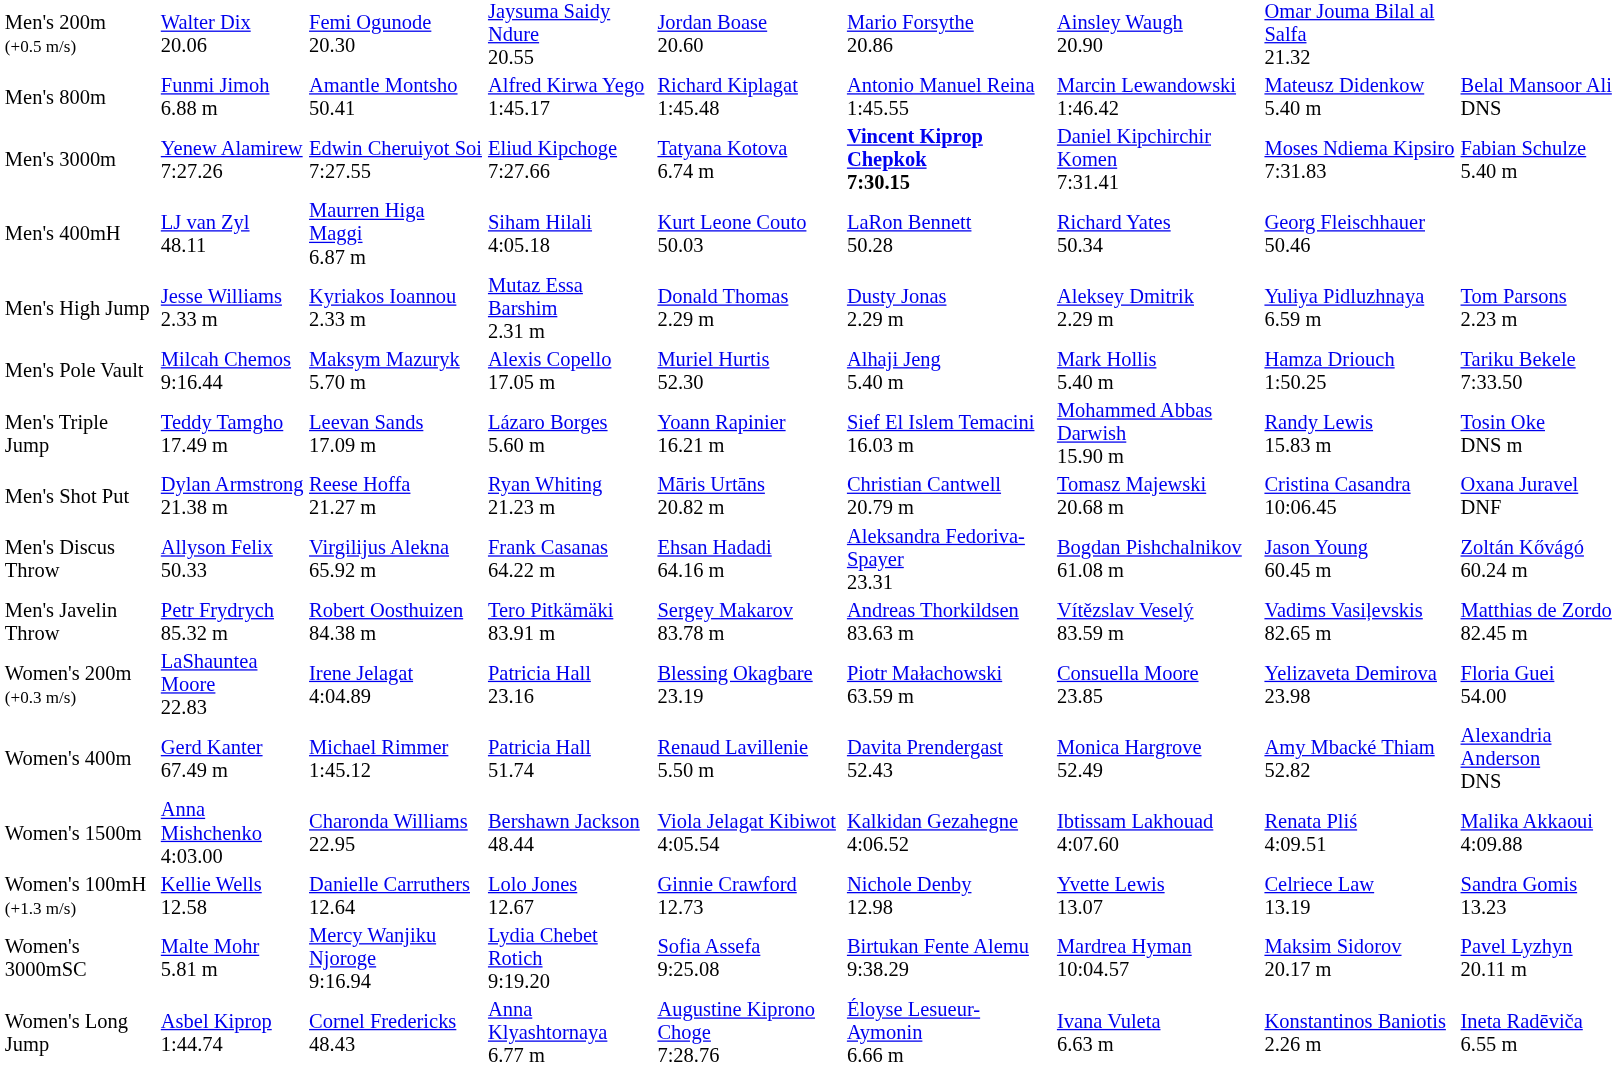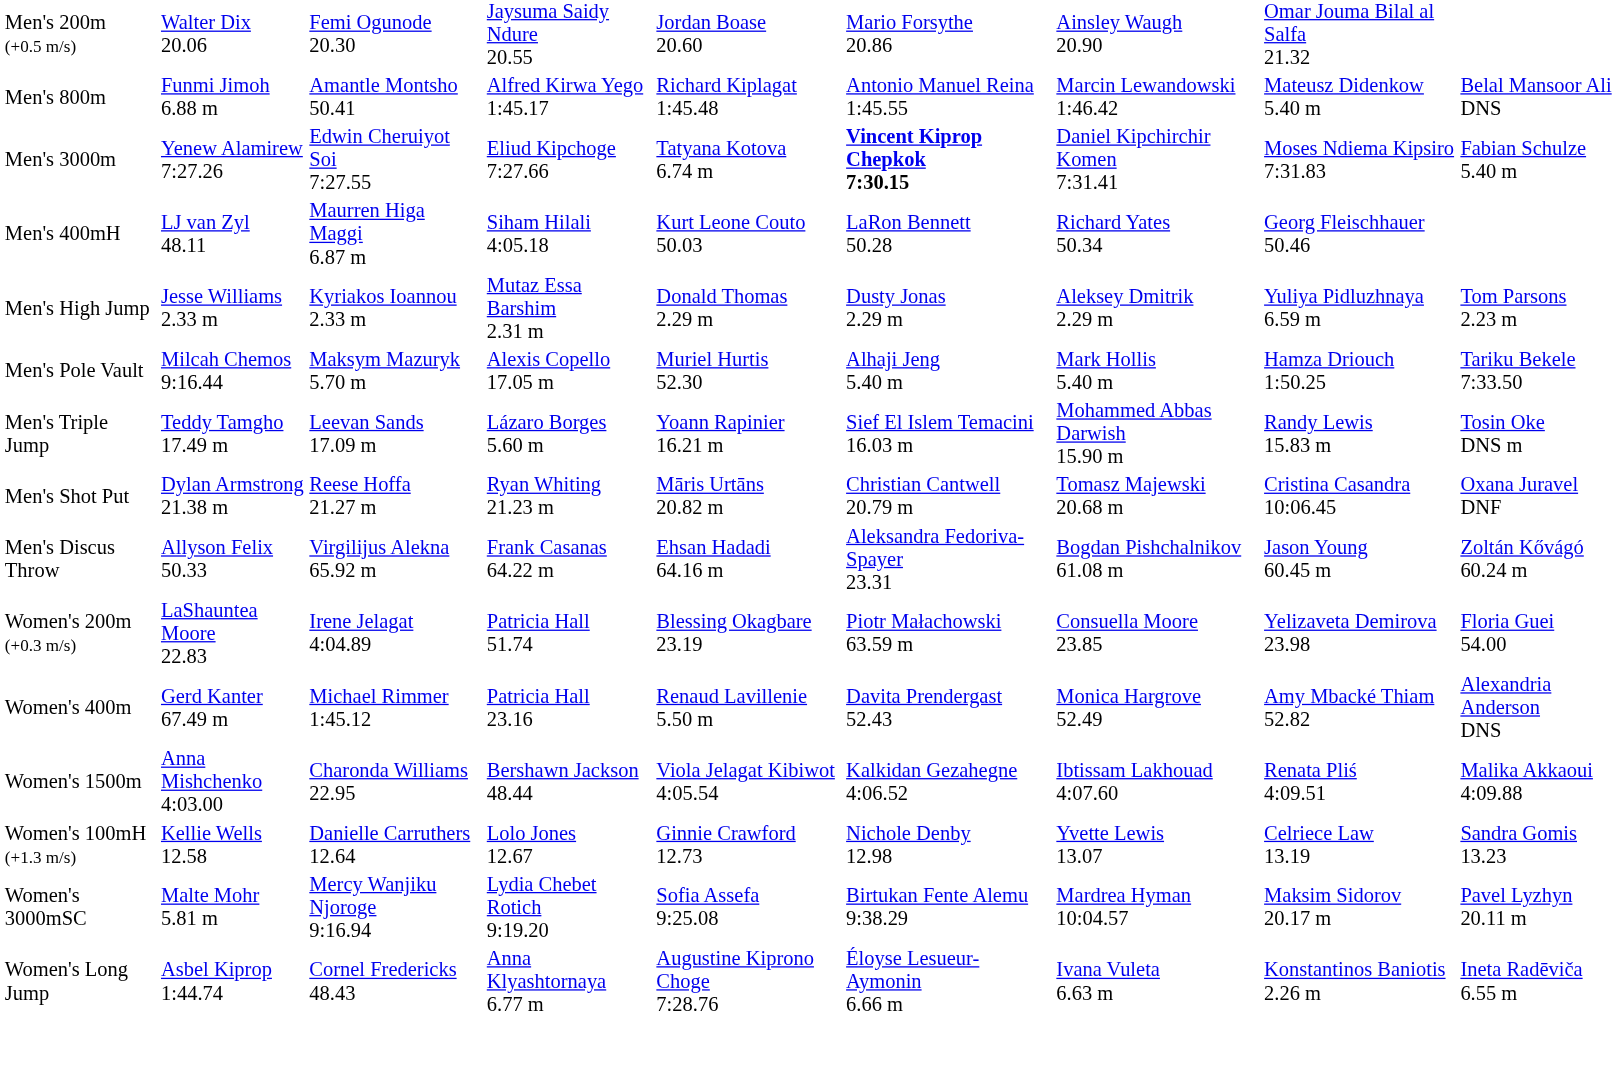- row: (61, 621)
(539, 684) Patricia Hall 23.16 -> (538, 633) Patricia Hall 51.74
(539, 758) Patricia Hall 51.74 -> (538, 707) Patricia Hall 23.16
